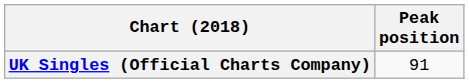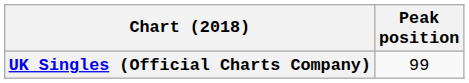(419, 65) 91 -> (419, 65) 99
